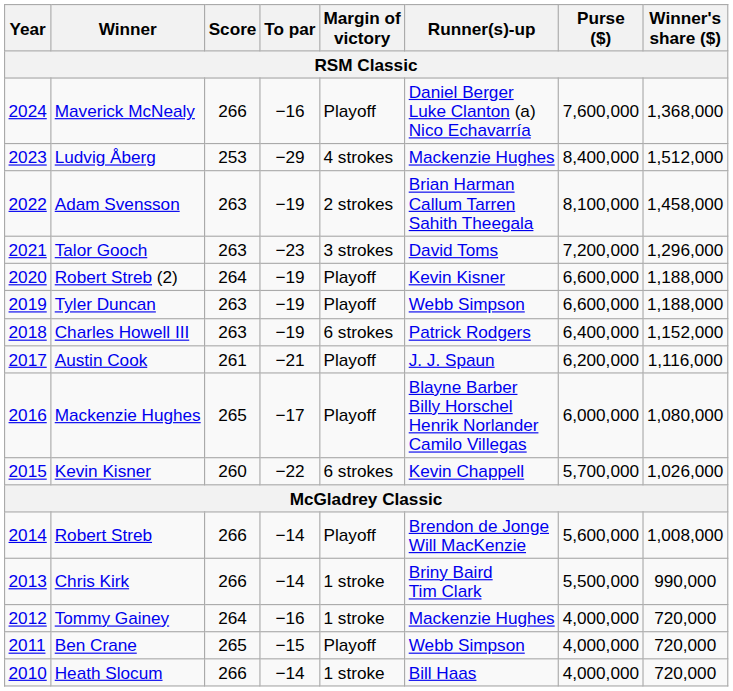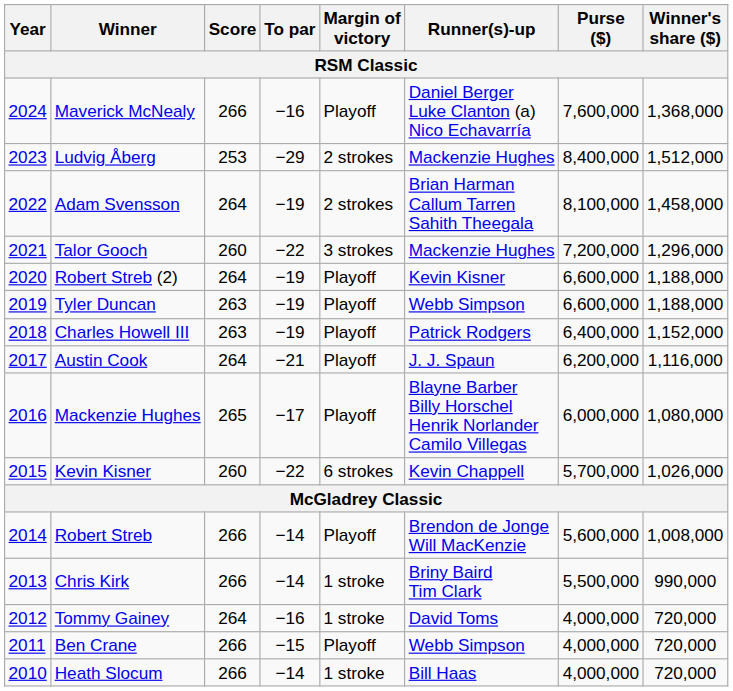(358, 158) 4 strokes -> (358, 158) 2 strokes
(233, 204) 263 -> (233, 204) 264
(233, 250) 263 -> (233, 250) 260
(290, 250) −23 -> (290, 250) −22
(453, 250) David Toms -> (482, 250) Mackenzie Hughes
(358, 332) 6 strokes -> (350, 332) Playoff
(233, 359) 261 -> (233, 359) 264
(482, 618) Mackenzie Hughes -> (453, 618) David Toms
(233, 645) 265 -> (233, 645) 266
